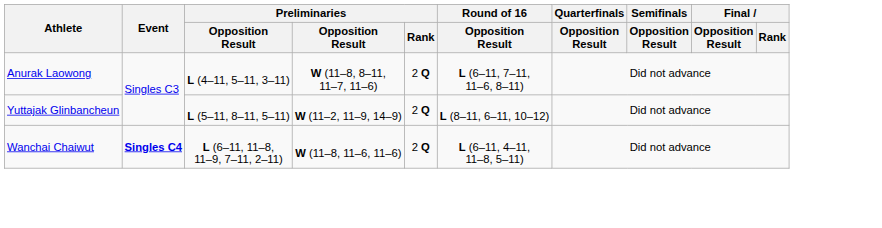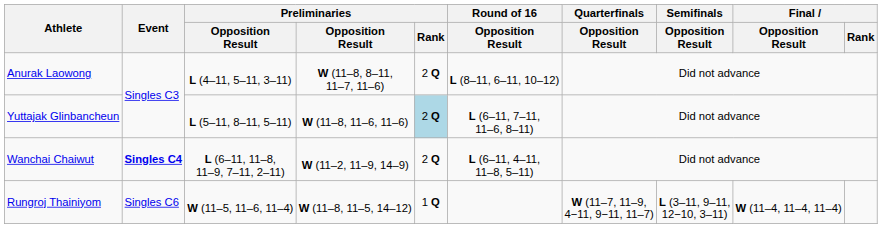(495, 80) L (6–11, 7–11, 11–6, 8–11) -> (504, 80) L (8–11, 6–11, 10–12)
(348, 117) W (11–2, 11–9, 14–9) -> (355, 123) W (11–8, 11–6, 11–6)
(421, 111) no background -> (431, 117) lightblue background
(495, 117) L (8–11, 6–11, 10–12) -> (504, 123) L (6–11, 7–11, 11–6, 8–11)
(348, 153) W (11–8, 11–6, 11–6) -> (355, 166) W (11–2, 11–9, 14–9)
+ row: (54, 202)
